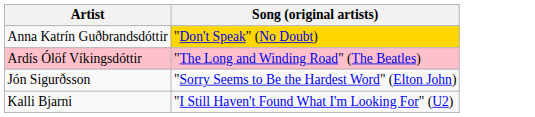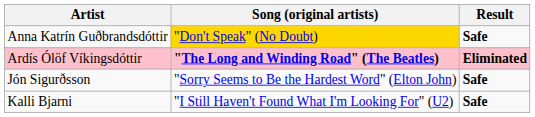+ column: (495, 15)
(297, 58) normal -> (306, 58) bold
